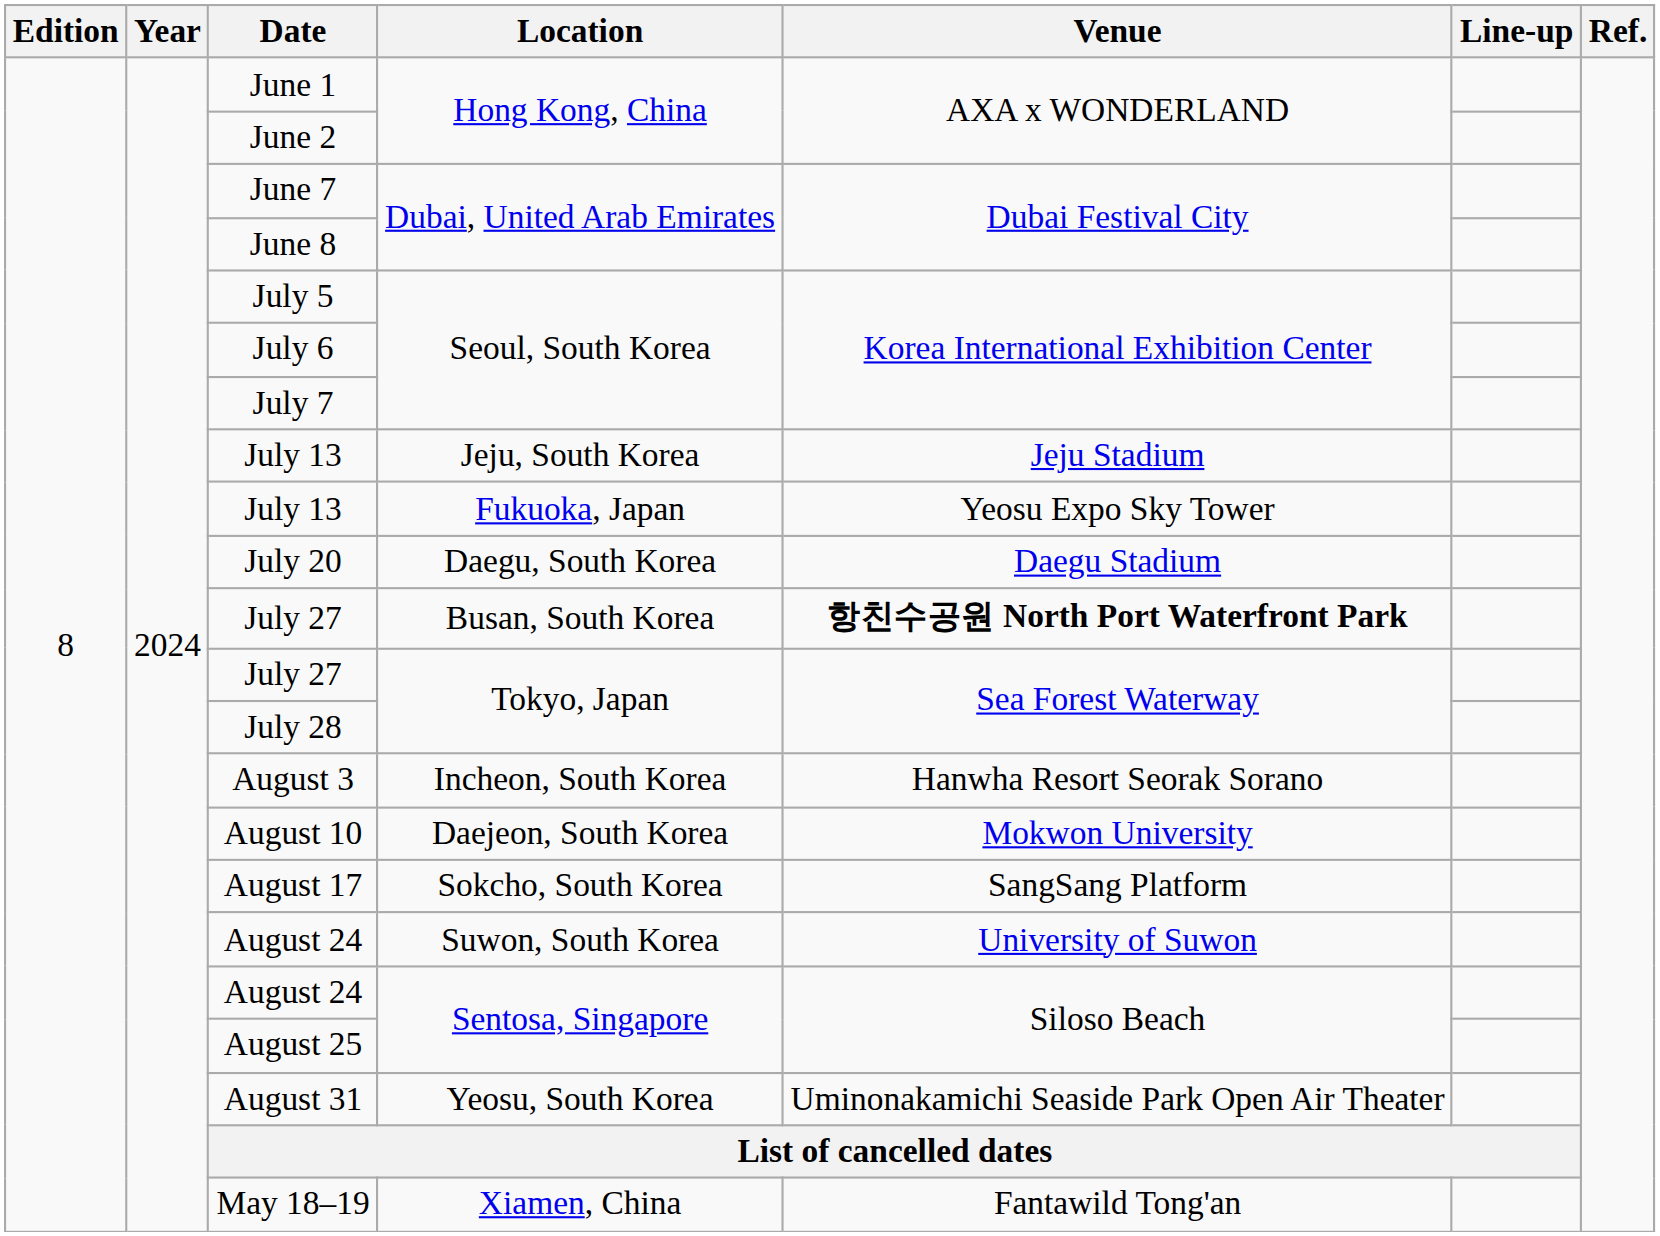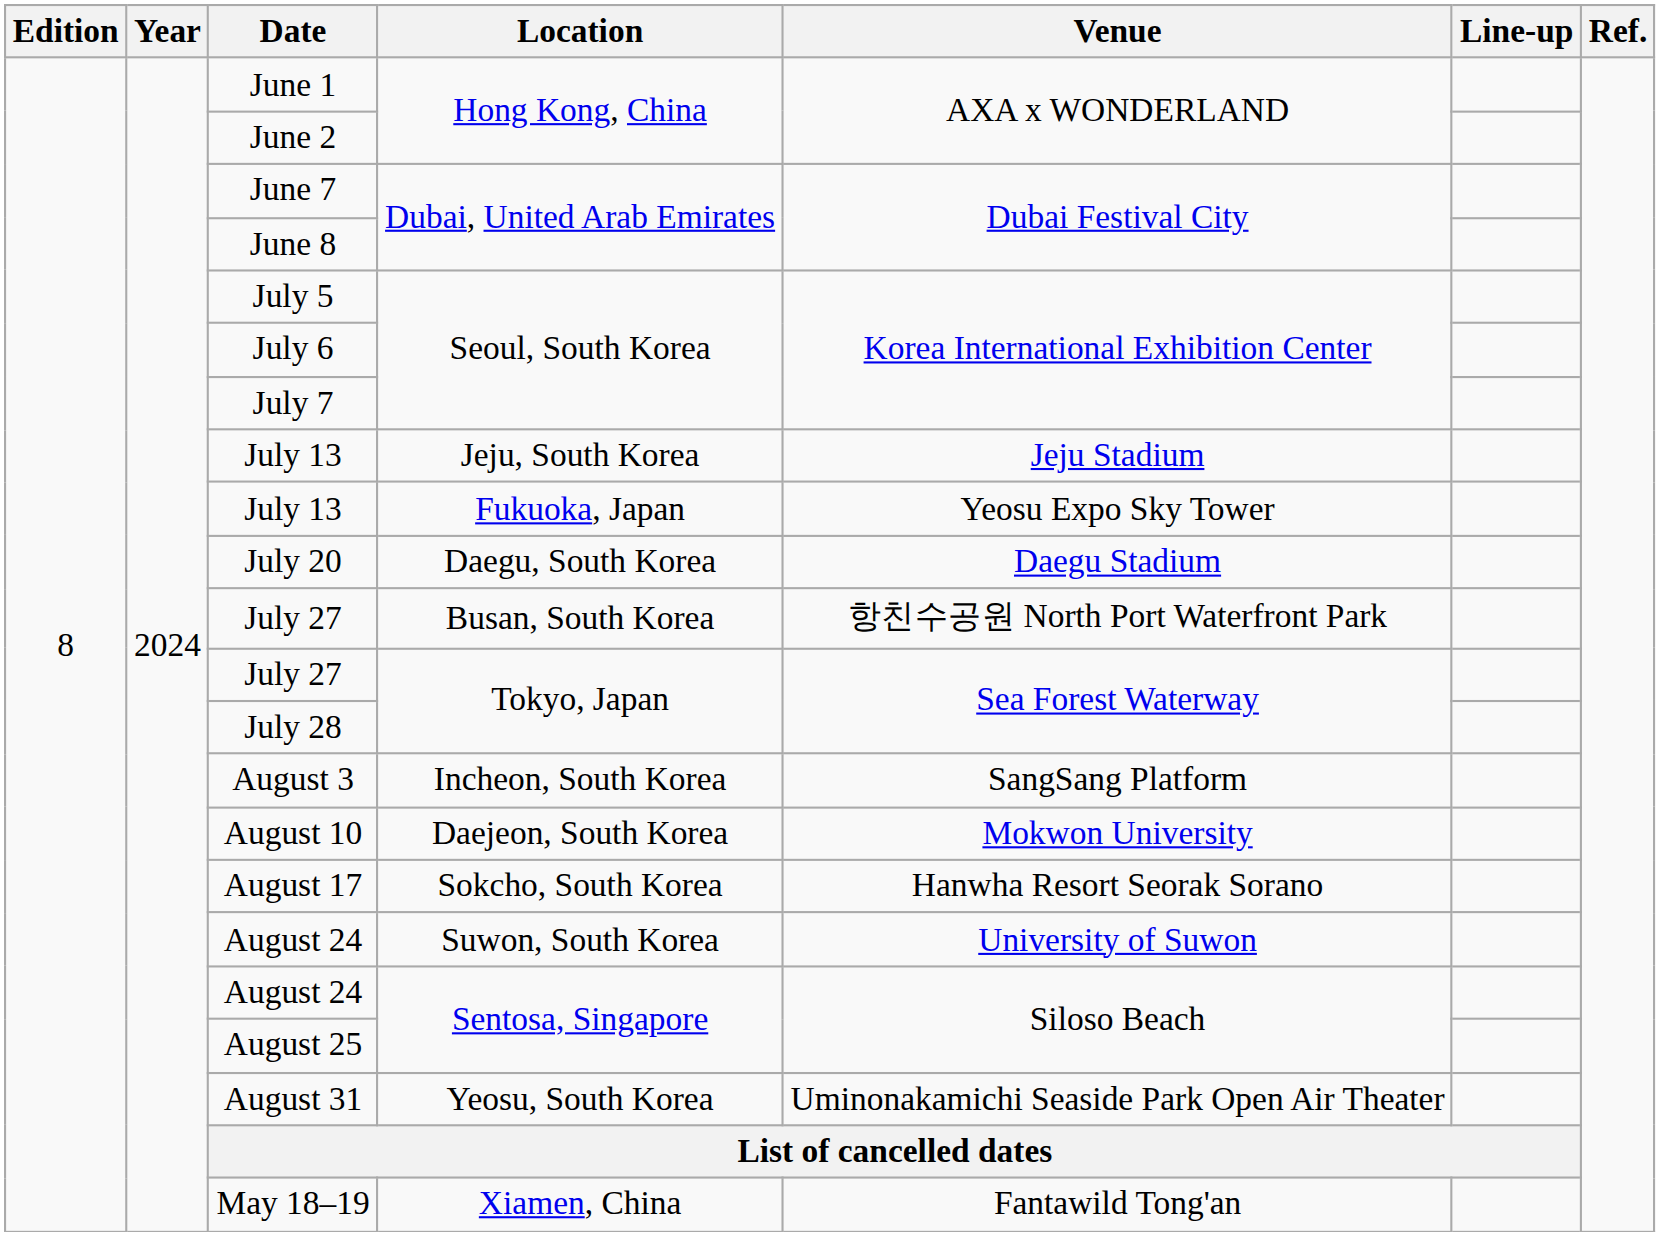(1118, 616) bold -> (1118, 616) normal
(1118, 779) Hanwha Resort Seorak Sorano -> (1118, 779) SangSang Platform
(1118, 885) SangSang Platform -> (1118, 885) Hanwha Resort Seorak Sorano
